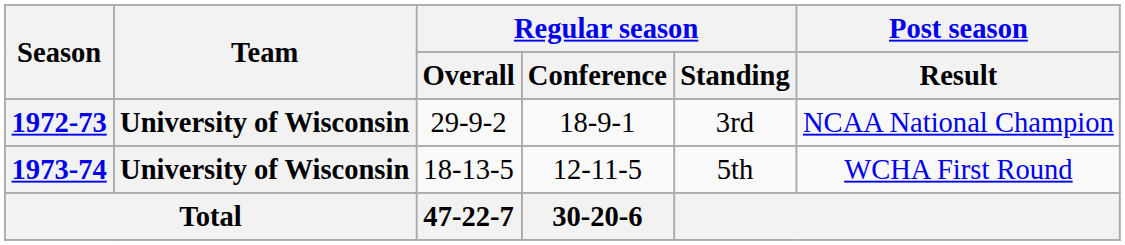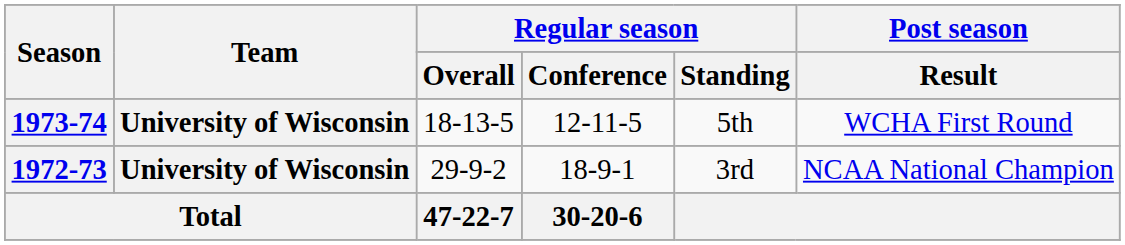rows swapped: (59, 122) <-> (59, 169)
